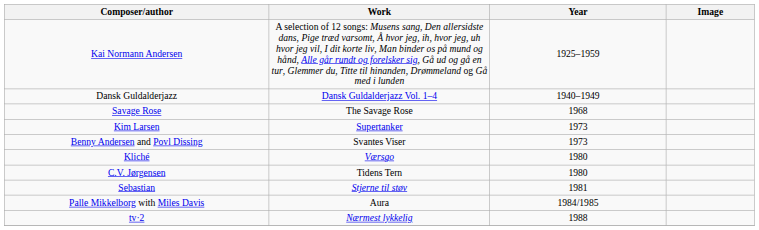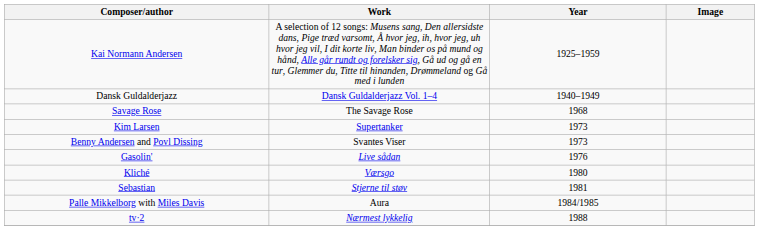+ row: (137, 157)
- row: (137, 172)
